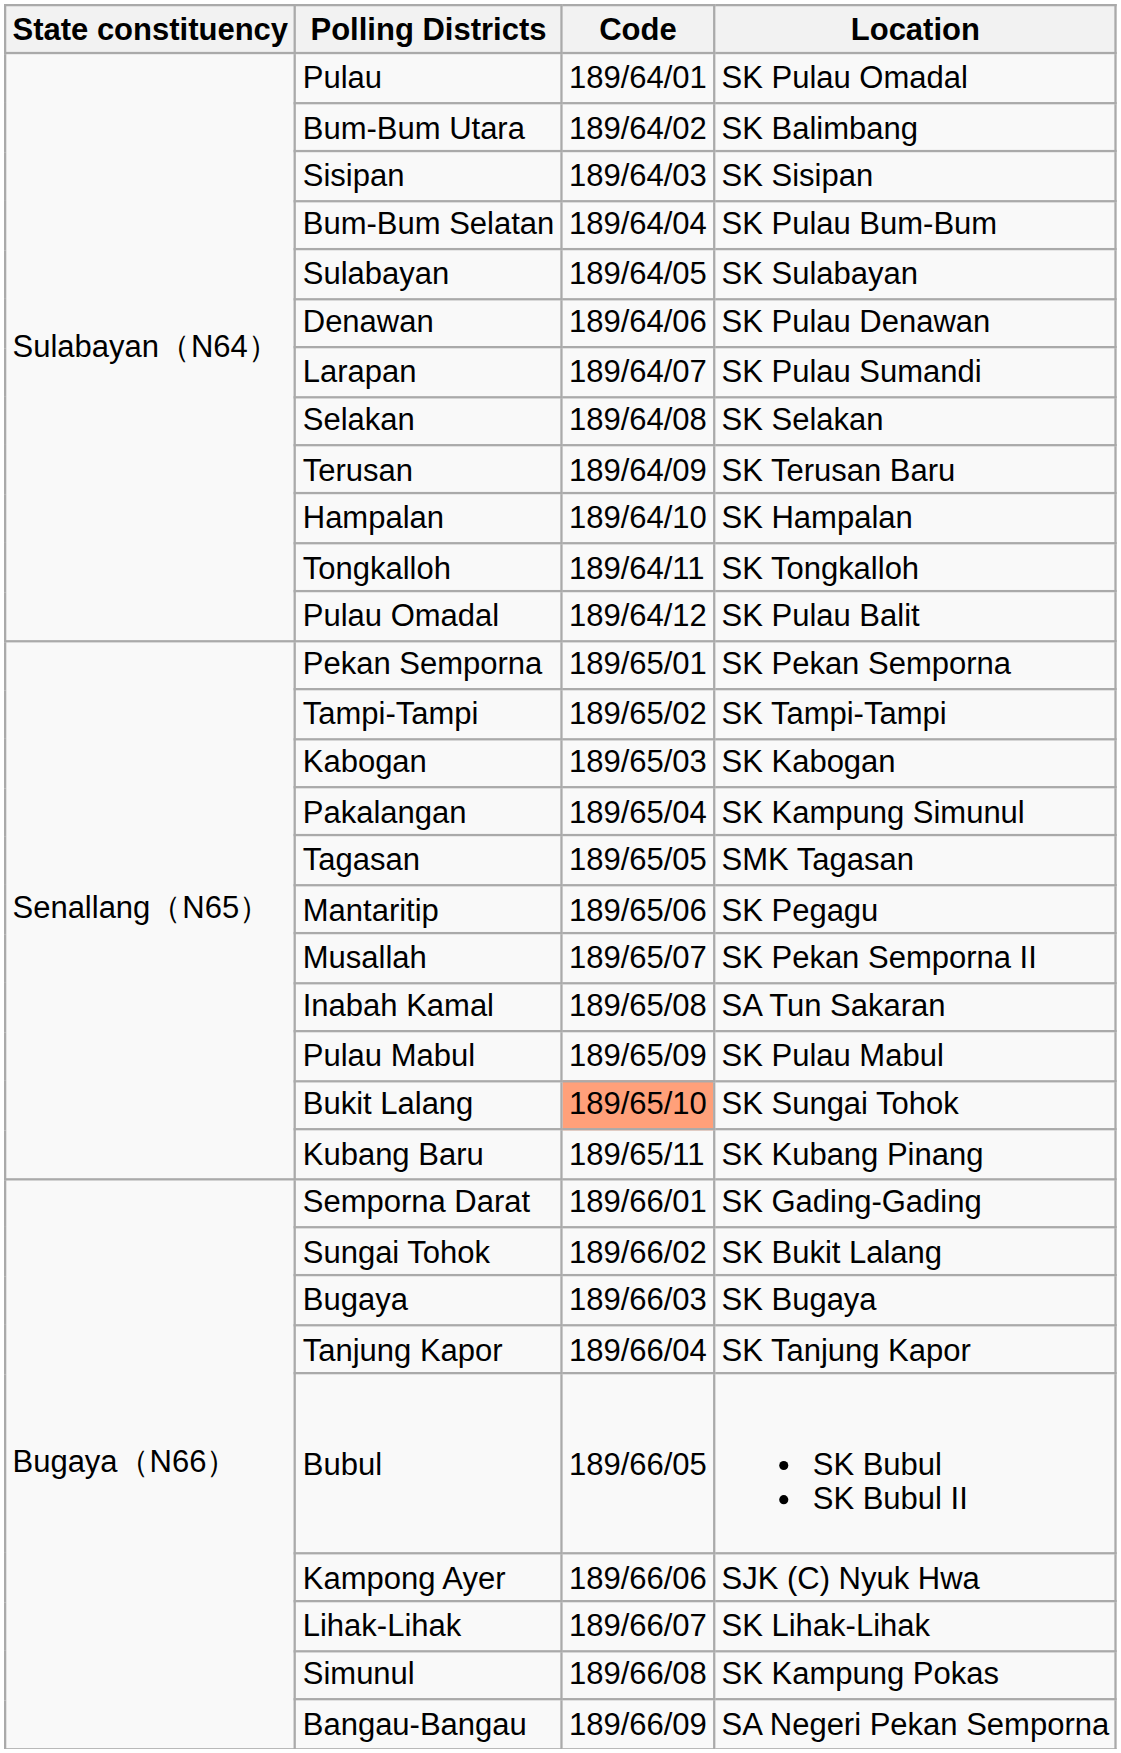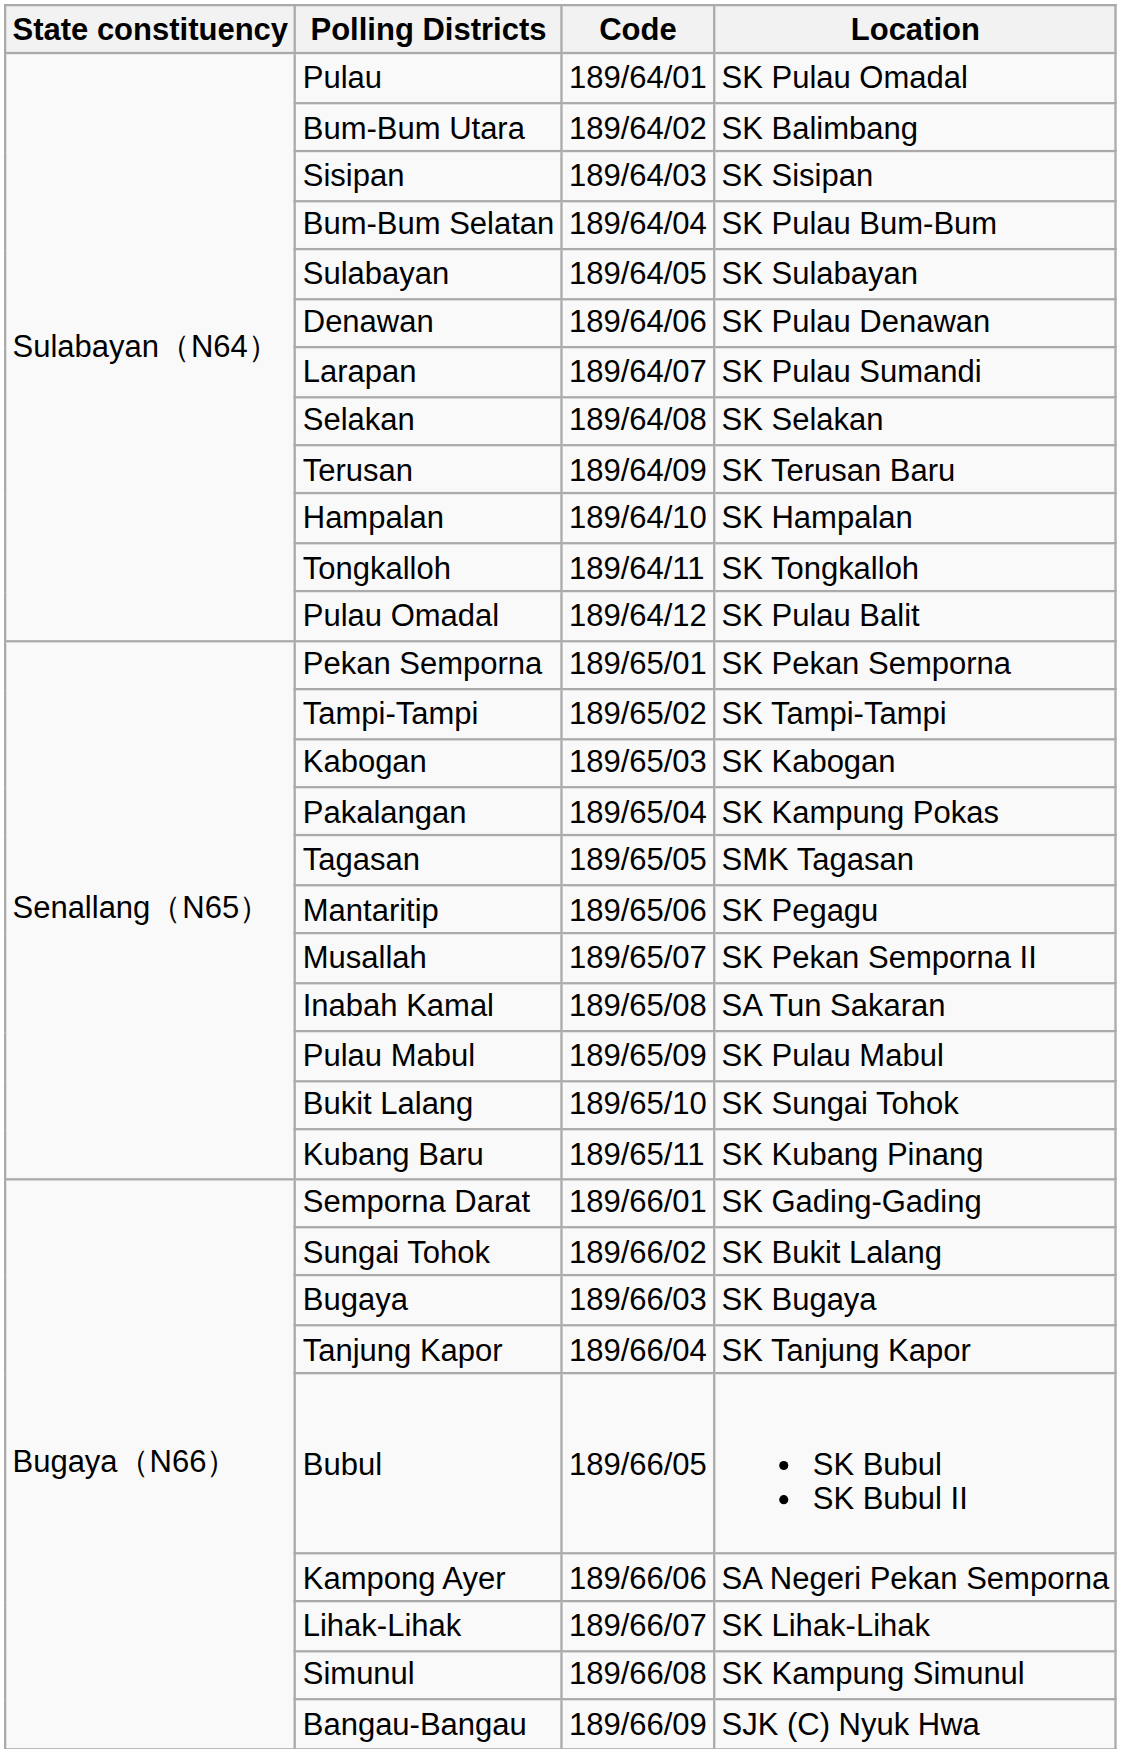(873, 811) SK Kampung Simunul -> (860, 811) SK Kampung Pokas
(638, 1104) lightsalmon background -> (638, 1104) no background
(851, 1577) SJK (C) Nyuk Hwa -> (915, 1577) SA Negeri Pekan Semporna
(860, 1675) SK Kampung Pokas -> (873, 1675) SK Kampung Simunul
(915, 1724) SA Negeri Pekan Semporna -> (851, 1724) SJK (C) Nyuk Hwa
